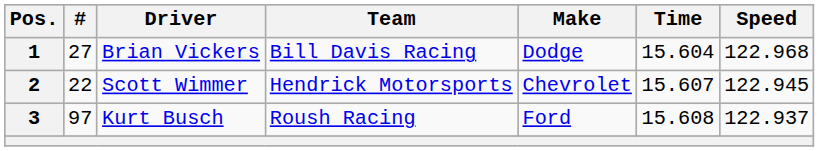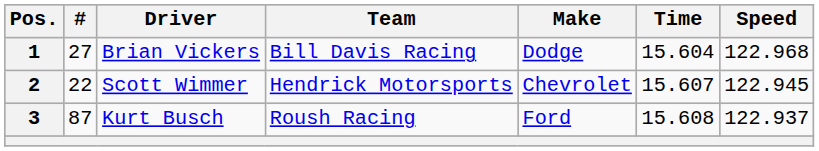(80, 120) 97 -> (80, 120) 87
